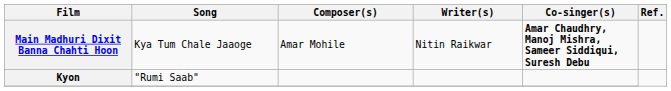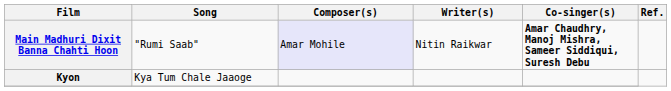(193, 45) Kya Tum Chale Jaaoge -> (167, 45) "Rumi Saab"
(313, 45) no background -> (313, 45) lavender background
(167, 78) "Rumi Saab" -> (193, 78) Kya Tum Chale Jaaoge
